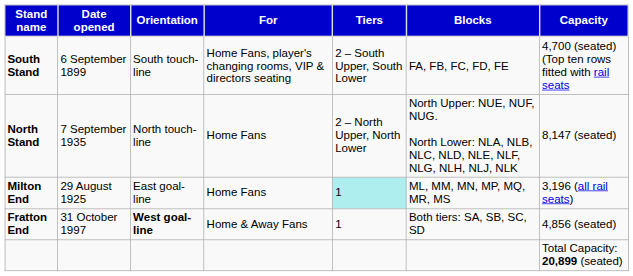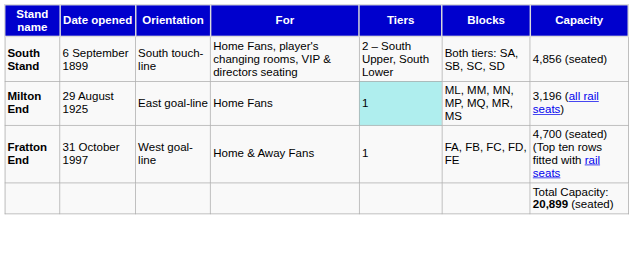(459, 65) FA, FB, FC, FD, FE -> (482, 59) Both tiers: SA, SB, SC, SD
(579, 65) 4,700 (seated) (Top ten rows fitted with rail seats -> (570, 59) 4,856 (seated)
- row: (23, 135)
(162, 224) bold -> (166, 154) normal
(468, 224) Both tiers: SA, SB, SC, SD -> (486, 154) FA, FB, FC, FD, FE
(579, 224) 4,856 (seated) -> (570, 154) 4,700 (seated) (Top ten rows fitted with rail seats
